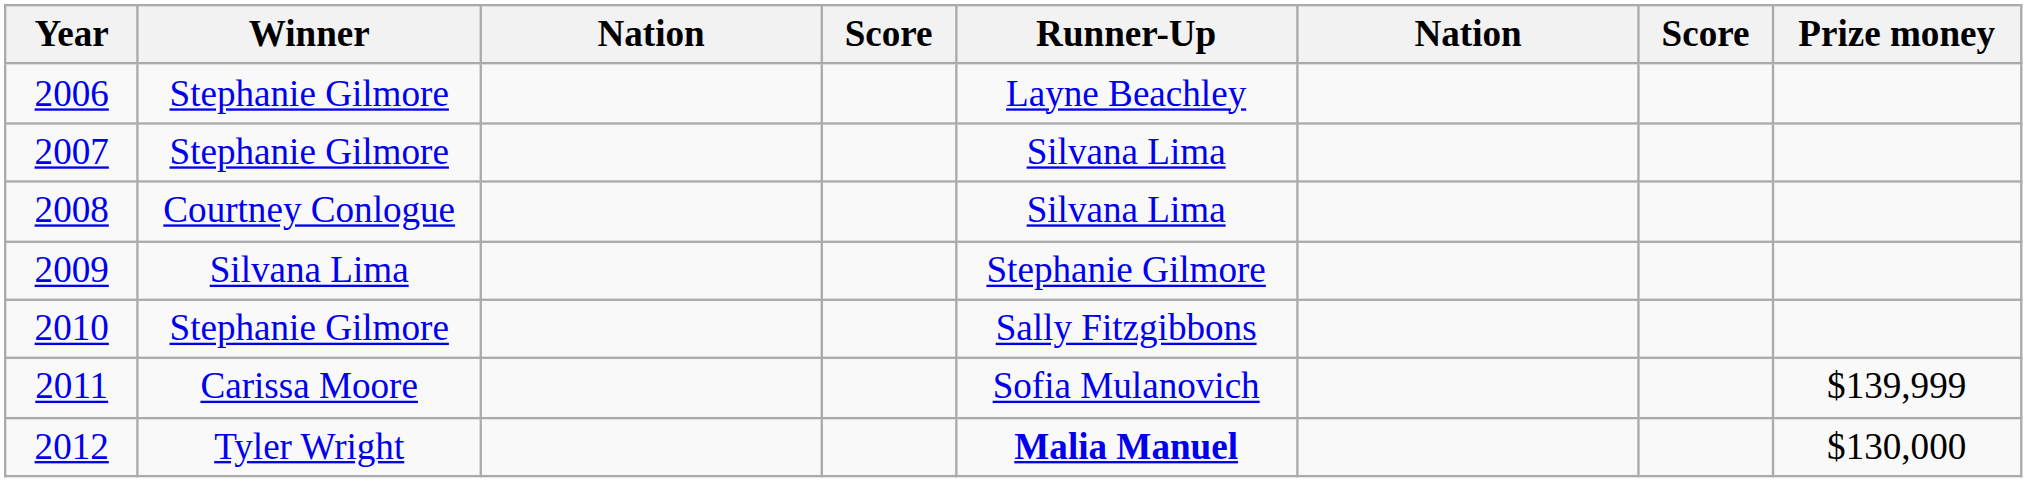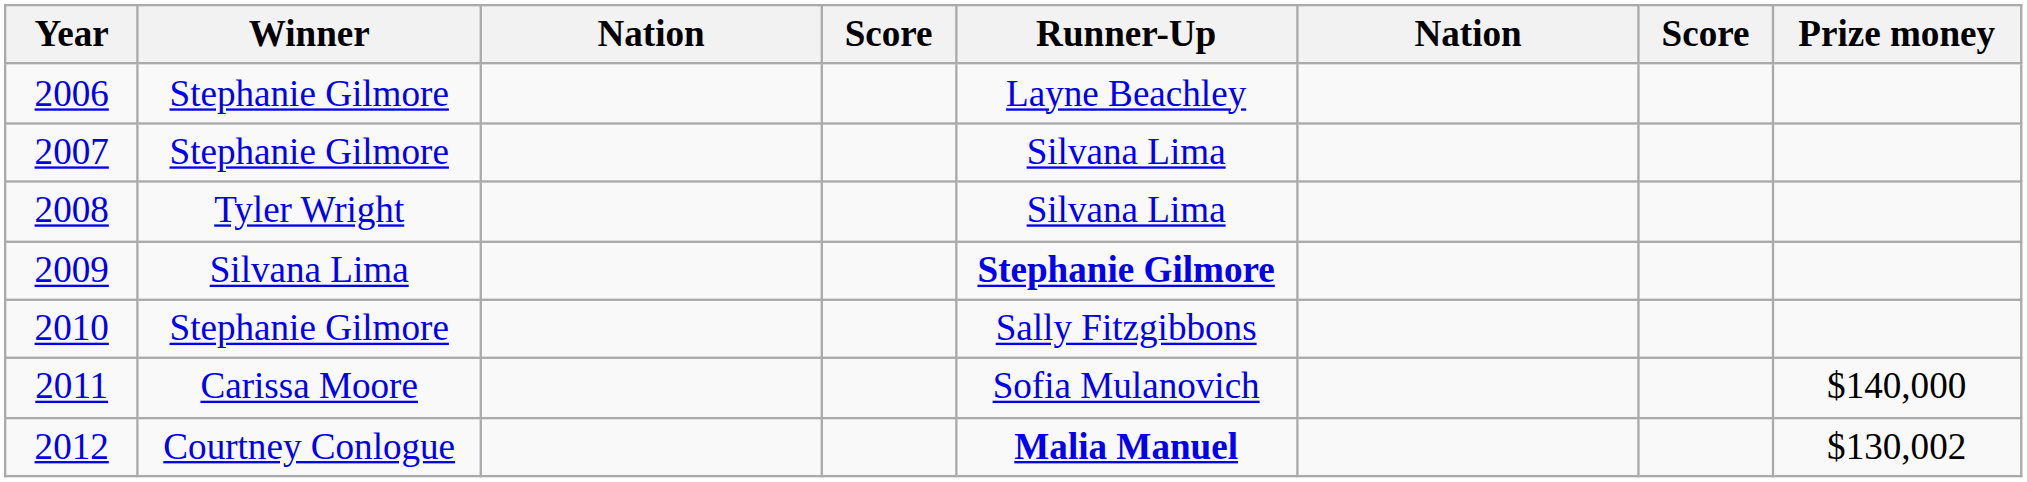(309, 210) Courtney Conlogue -> (309, 210) Tyler Wright
(1126, 269) normal -> (1126, 269) bold
(1897, 387) $139,999 -> (1897, 387) $140,000
(309, 446) Tyler Wright -> (309, 446) Courtney Conlogue
(1897, 446) $130,000 -> (1897, 446) $130,002
